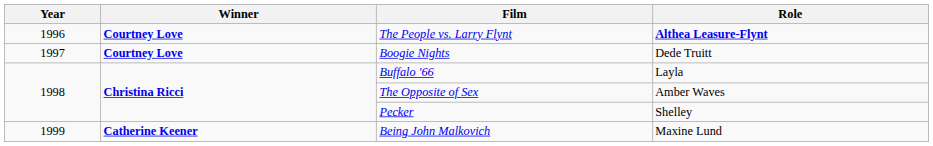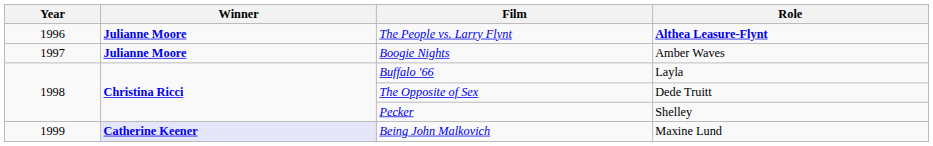(143, 33) Courtney Love -> (145, 33) Julianne Moore
(143, 53) Courtney Love -> (145, 53) Julianne Moore
(683, 53) Dede Truitt -> (690, 53) Amber Waves
(690, 92) Amber Waves -> (683, 92) Dede Truitt
(151, 131) no background -> (151, 131) lavender background
